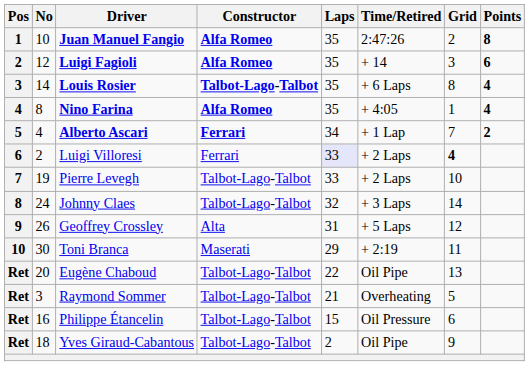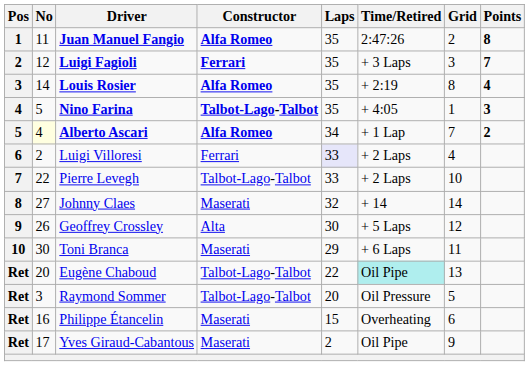(43, 39) 10 -> (42, 39) 11
(236, 62) Alfa Romeo -> (223, 62) Ferrari
(374, 62) + 14 -> (386, 62) + 3 Laps
(487, 62) 6 -> (487, 62) 7
(259, 86) Talbot-Lago-Talbot -> (236, 86) Alfa Romeo
(386, 86) + 6 Laps -> (379, 86) + 2:19
(39, 109) 8 -> (39, 109) 5
(236, 109) Alfa Romeo -> (259, 109) Talbot-Lago-Talbot
(487, 109) 4 -> (487, 109) 3
(39, 132) no background -> (39, 132) lightyellow background
(223, 132) Ferrari -> (236, 132) Alfa Romeo
(451, 156) bold -> (451, 156) normal
(43, 179) 19 -> (43, 179) 22
(43, 202) 24 -> (43, 202) 27
(256, 202) Talbot-Lago-Talbot -> (225, 202) Maserati
(386, 202) + 3 Laps -> (374, 202) + 14
(332, 226) 31 -> (332, 226) 30
(379, 249) + 2:19 -> (386, 249) + 6 Laps
(384, 272) no background -> (384, 272) paleturquoise background
(332, 296) 21 -> (332, 296) 20
(396, 296) Overheating -> (396, 296) Oil Pressure
(256, 319) Talbot-Lago-Talbot -> (225, 319) Maserati
(396, 319) Oil Pressure -> (396, 319) Overheating
(43, 342) 18 -> (43, 342) 17
(256, 342) Talbot-Lago-Talbot -> (225, 342) Maserati
